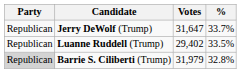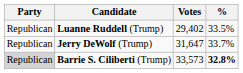rows swapped: (105, 28) <-> (110, 44)
(190, 60) 31,979 -> (190, 60) 33,573
(221, 60) normal -> (222, 60) bold
